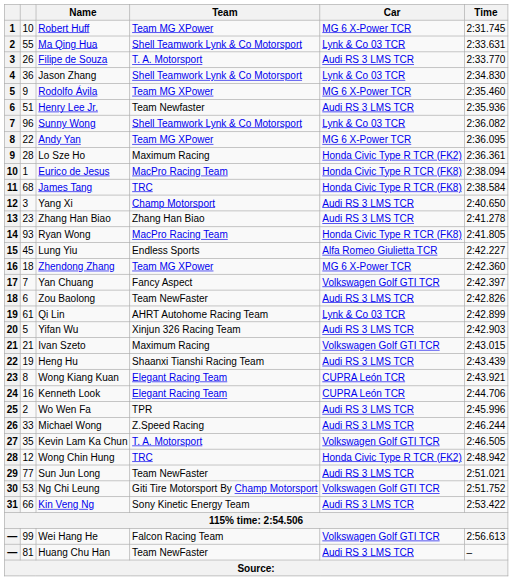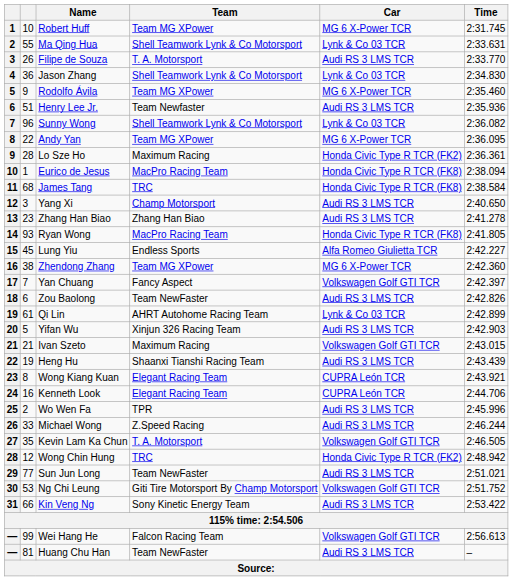(28, 267) 18 -> (28, 267) 38
